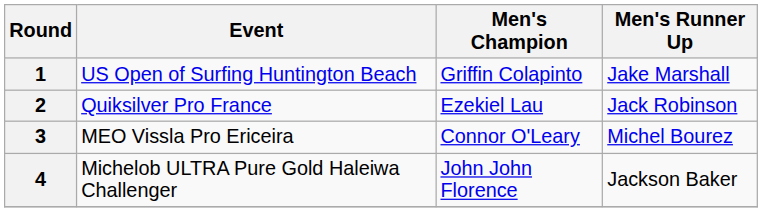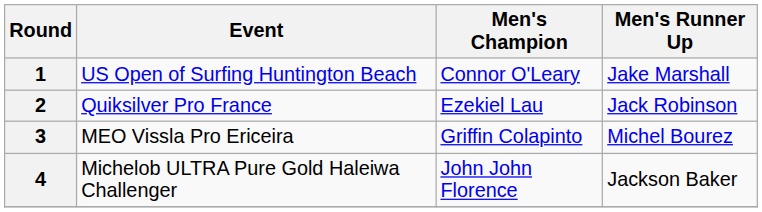(511, 74) Griffin Colapinto -> (510, 74) Connor O'Leary
(510, 136) Connor O'Leary -> (511, 136) Griffin Colapinto
